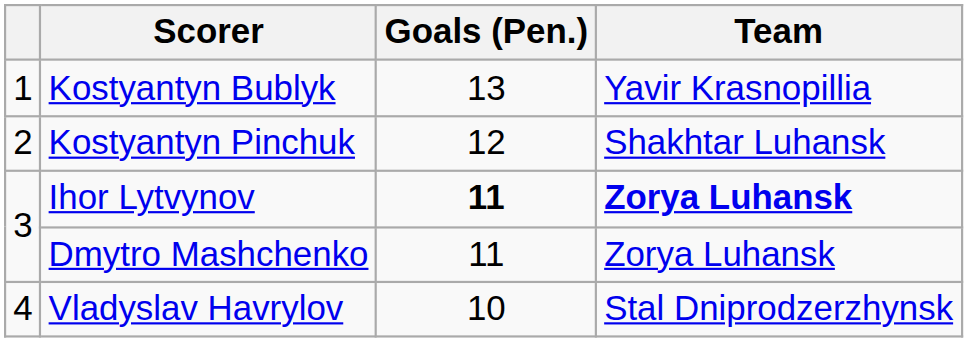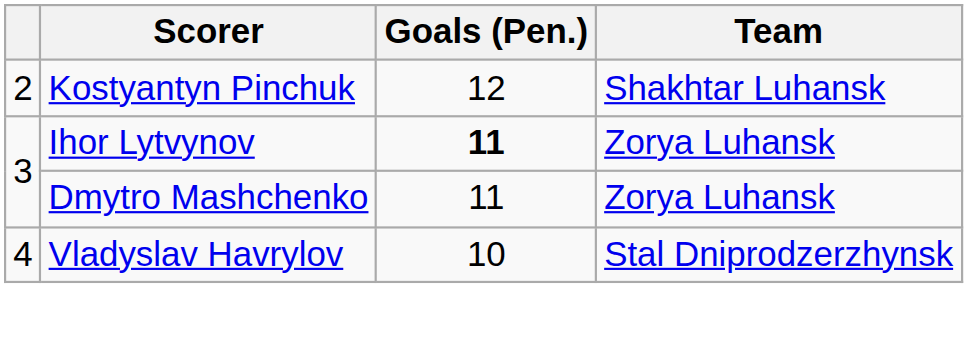- row: (192, 87)
(728, 198) bold -> (720, 142) normal
